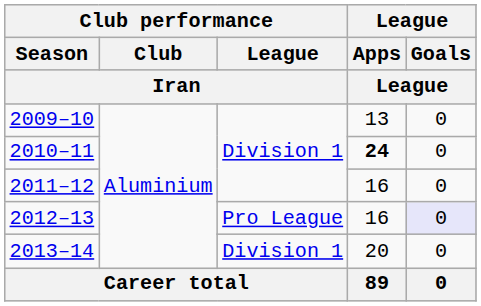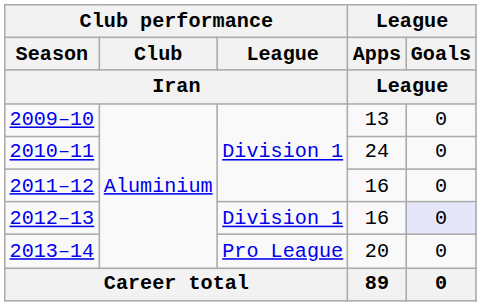(377, 153) bold -> (377, 153) normal
(283, 218) Pro League -> (283, 218) Division 1
(283, 251) Division 1 -> (283, 251) Pro League
